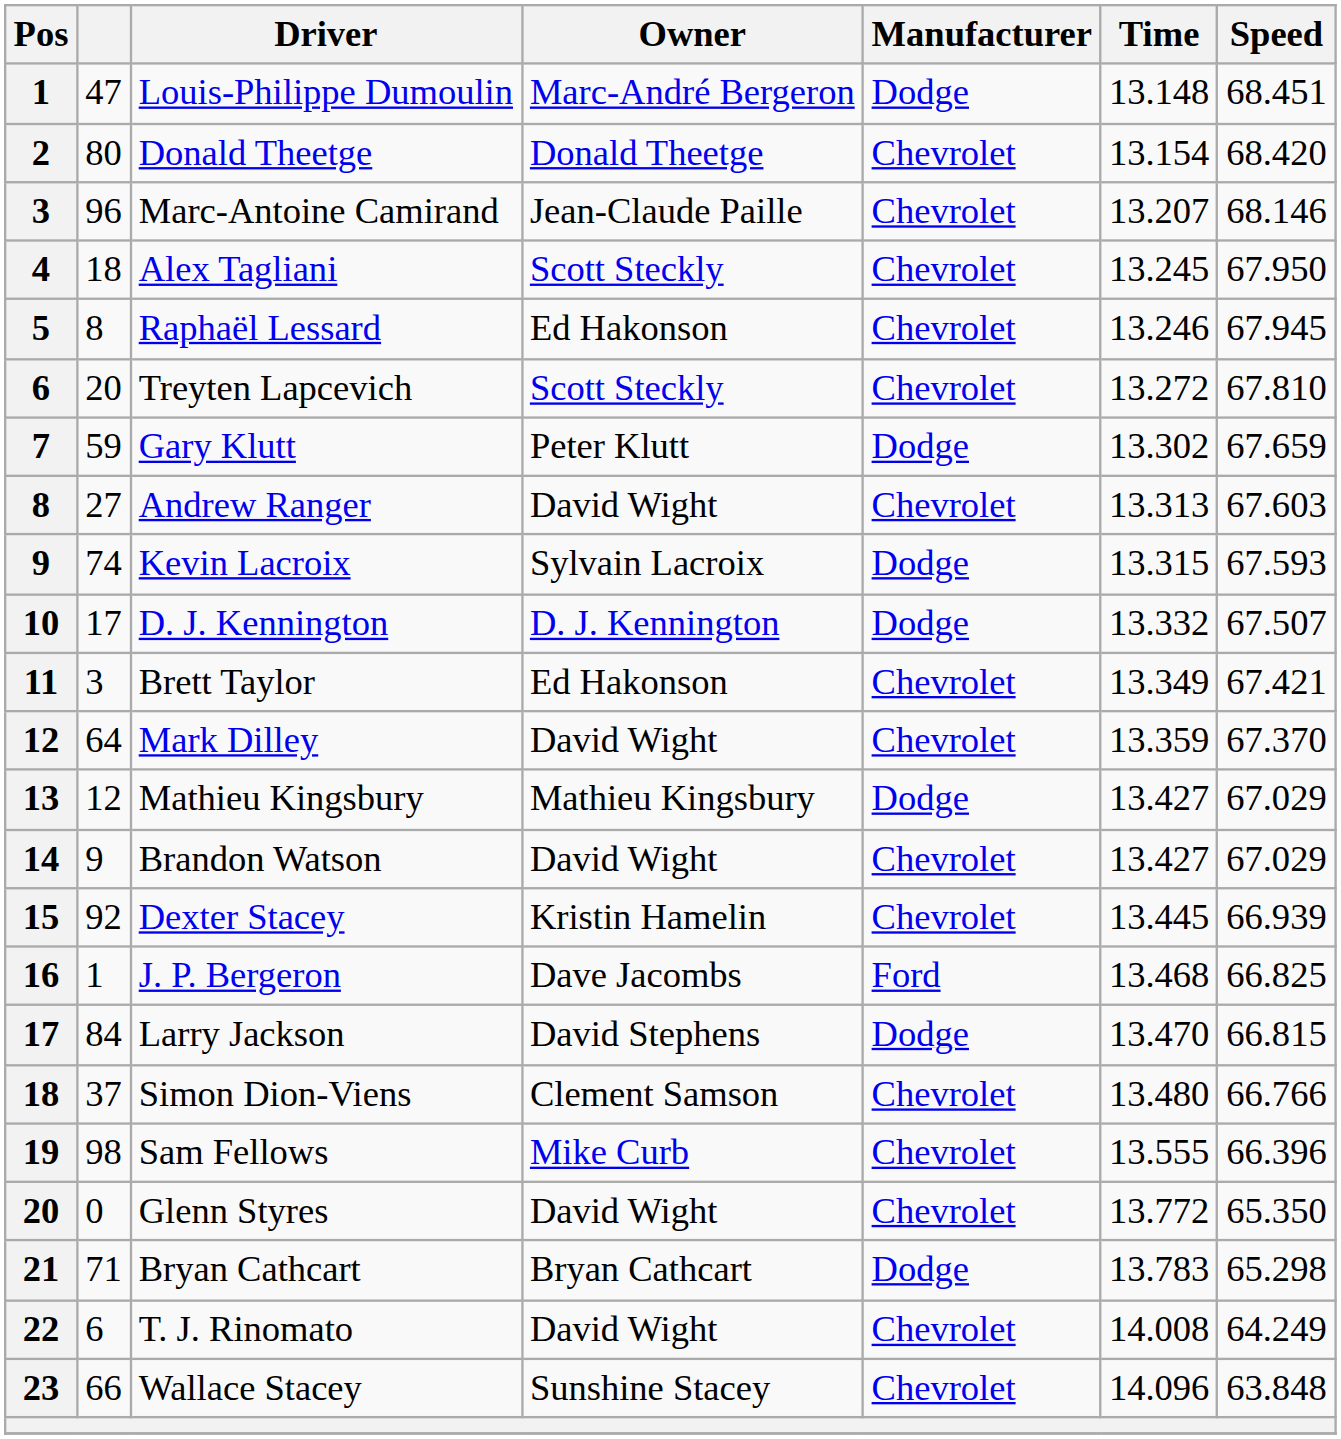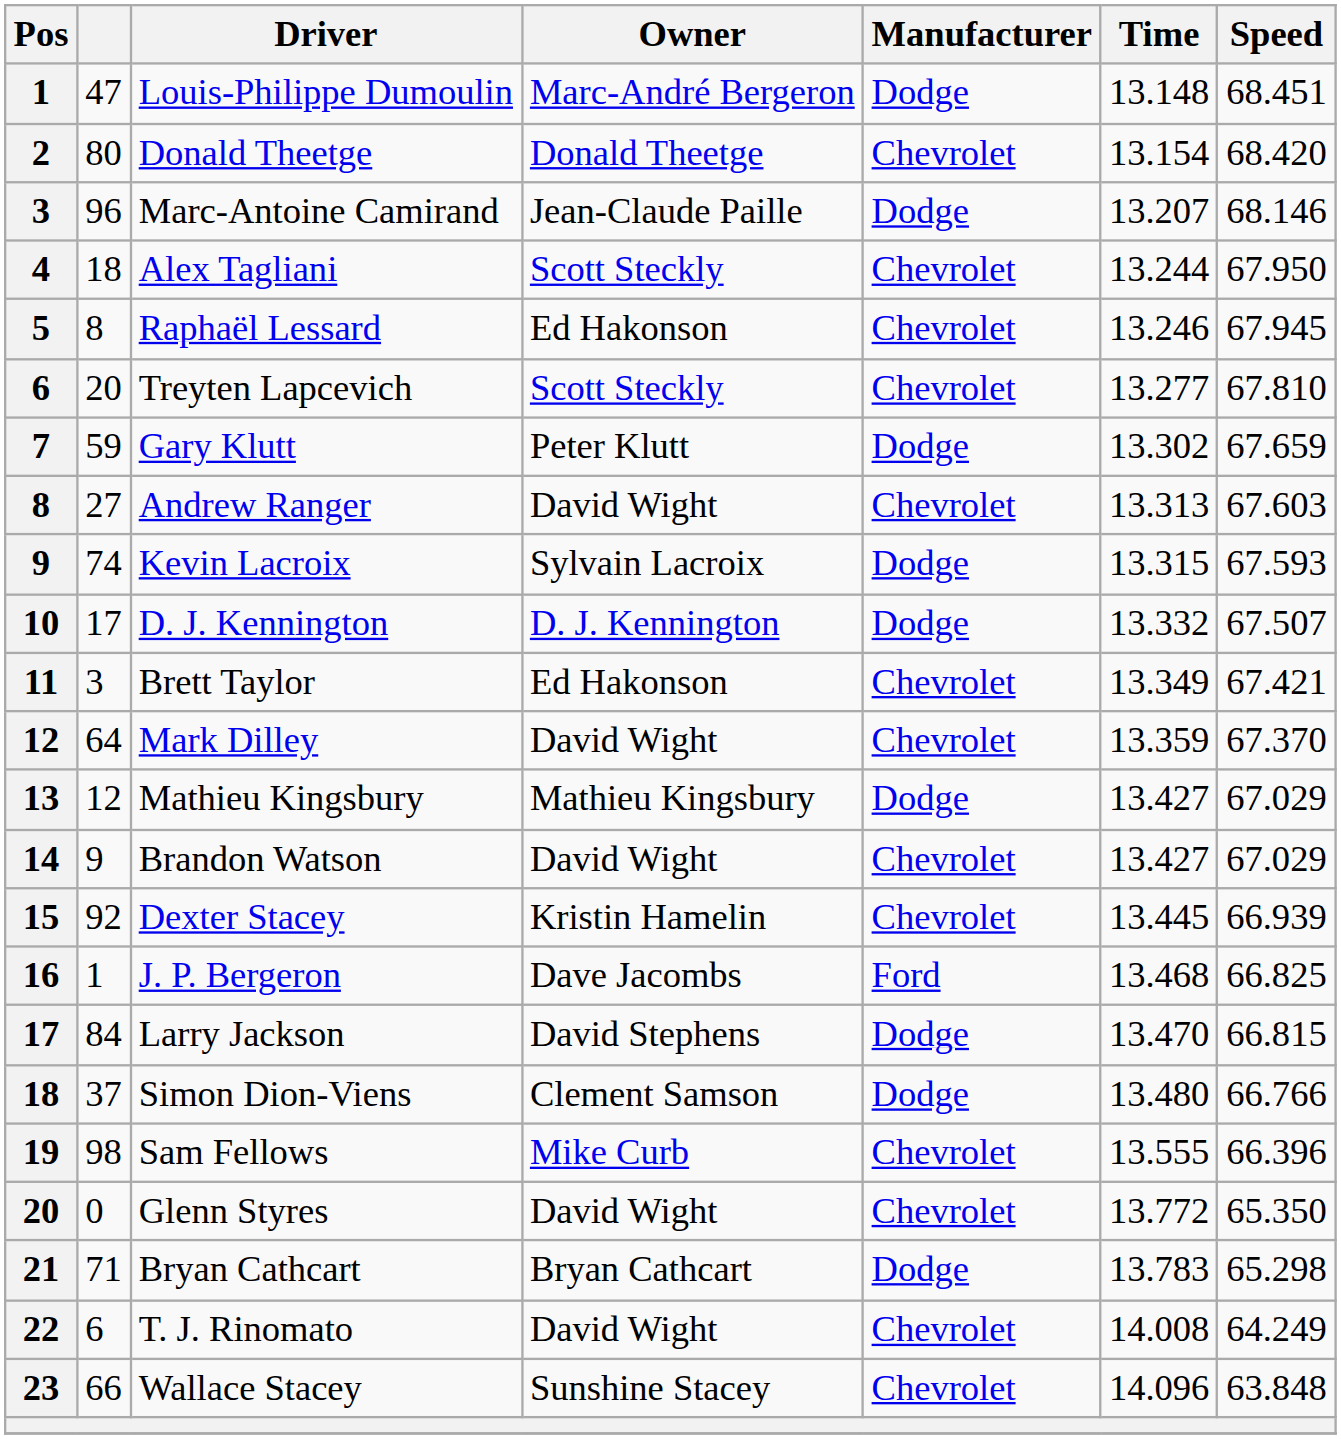(944, 210) Chevrolet -> (920, 210) Dodge
(1159, 268) 13.245 -> (1159, 268) 13.244
(1159, 386) 13.272 -> (1159, 386) 13.277
(944, 1092) Chevrolet -> (920, 1092) Dodge
